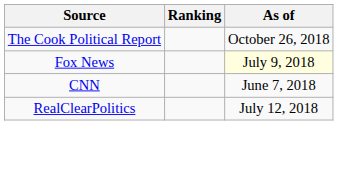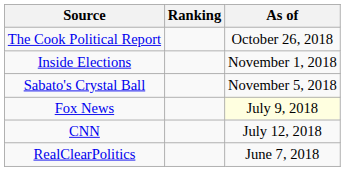+ row: (84, 62)
+ row: (84, 85)
(279, 85) June 7, 2018 -> (282, 131) July 12, 2018
(279, 108) July 12, 2018 -> (282, 154) June 7, 2018
